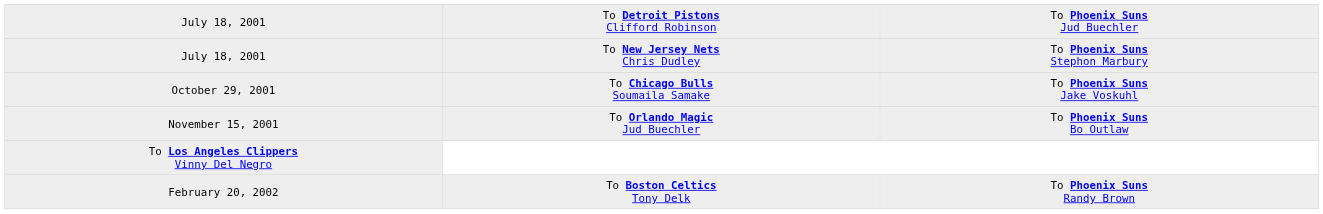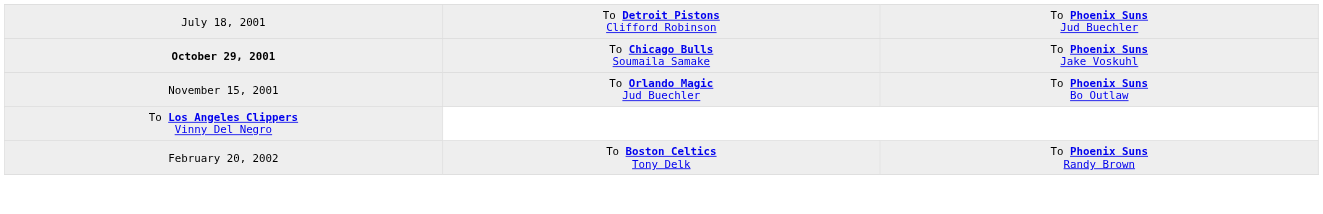- row: (661, 55)
(223, 89) normal -> (223, 55) bold
